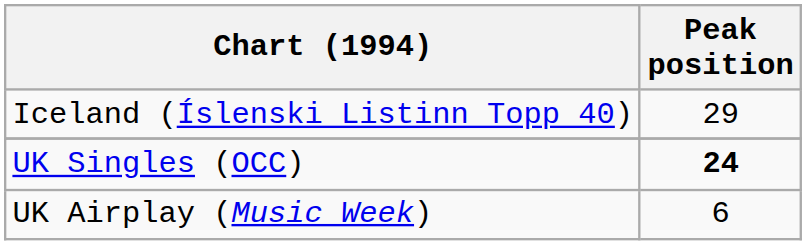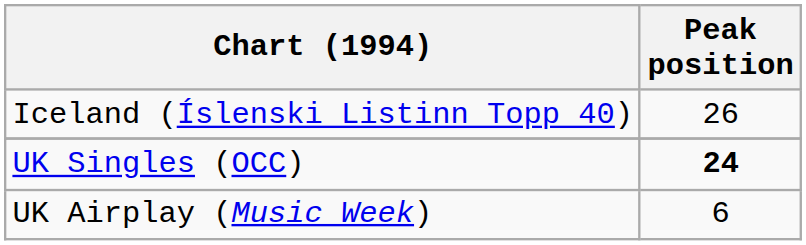(721, 115) 29 -> (721, 115) 26
